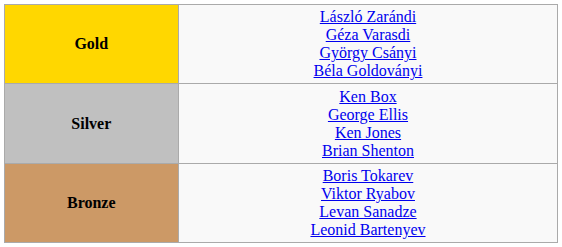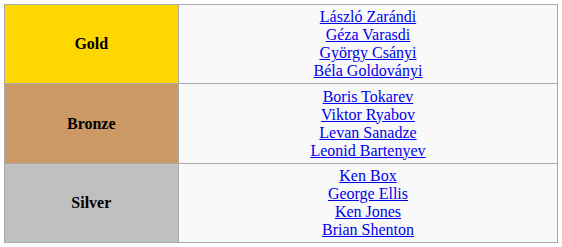rows swapped: (91, 123) <-> (91, 202)
